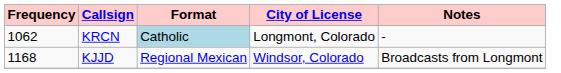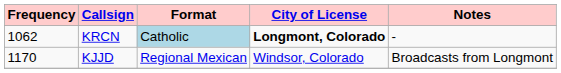(314, 36) normal -> (319, 36) bold
(22, 57) 1168 -> (22, 57) 1170
